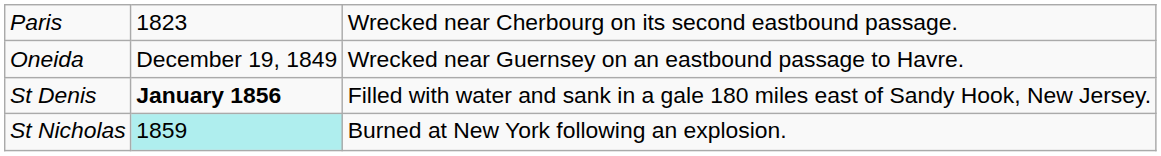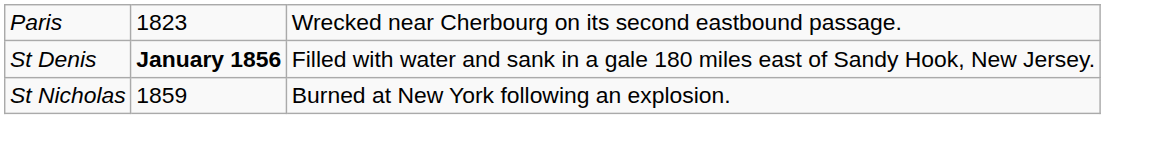- row: (47, 58)
(162, 131) paleturquoise background -> (162, 95) no background
